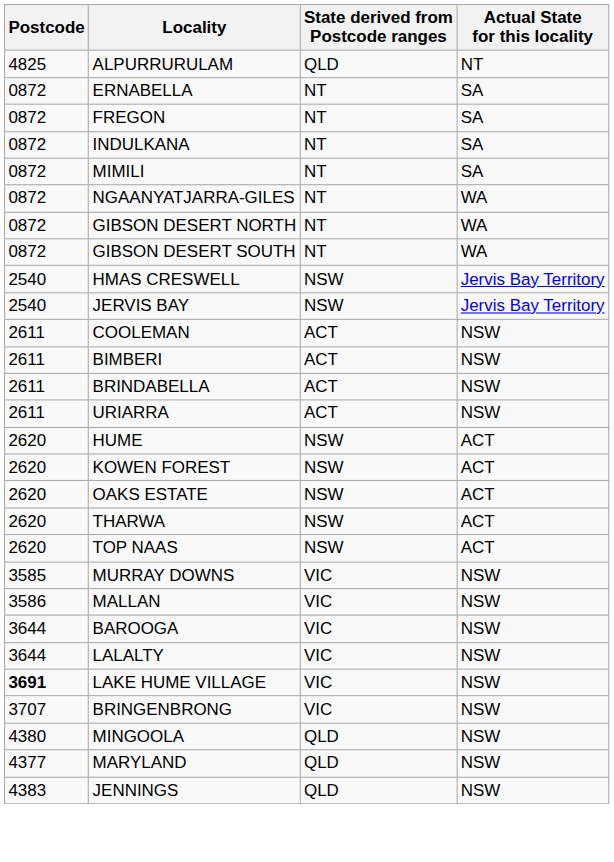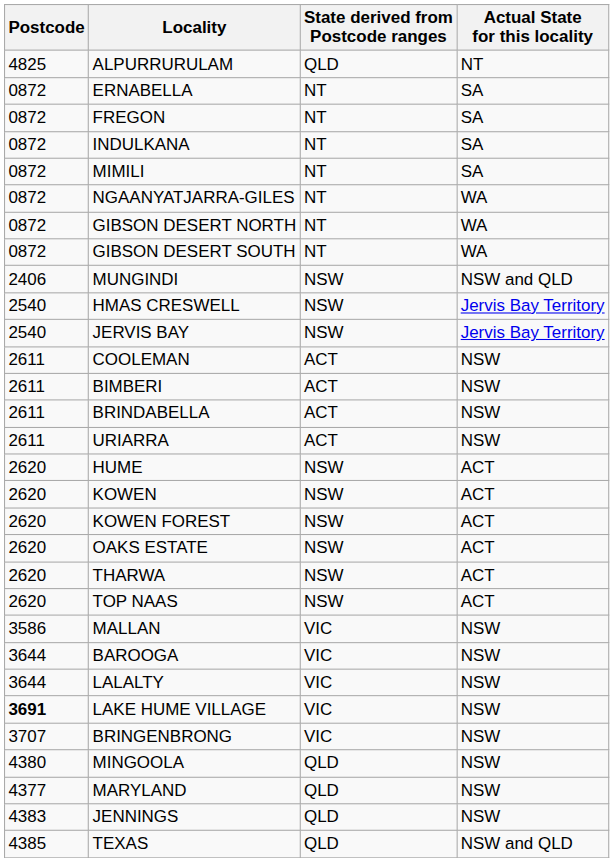+ row: (135, 279)
+ row: (125, 494)
- row: (163, 574)
+ row: (120, 843)
